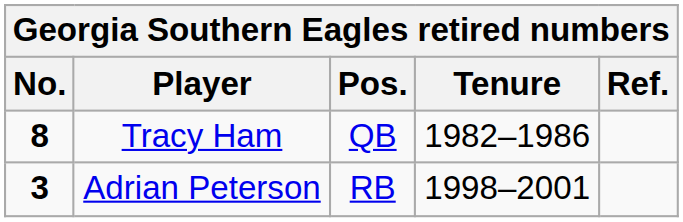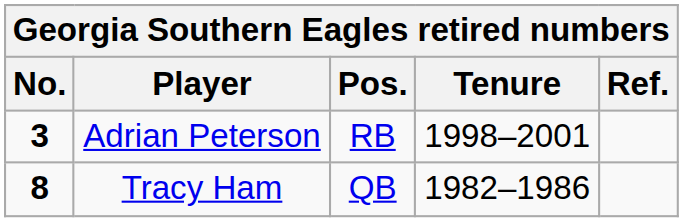rows swapped: (202, 188) <-> (202, 135)
